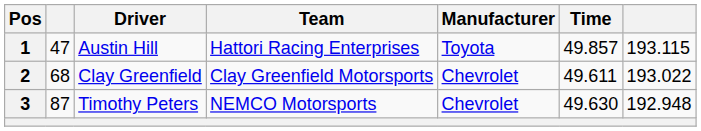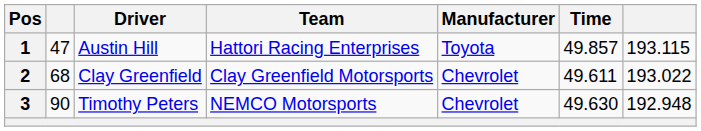(60, 104) 87 -> (60, 104) 90
